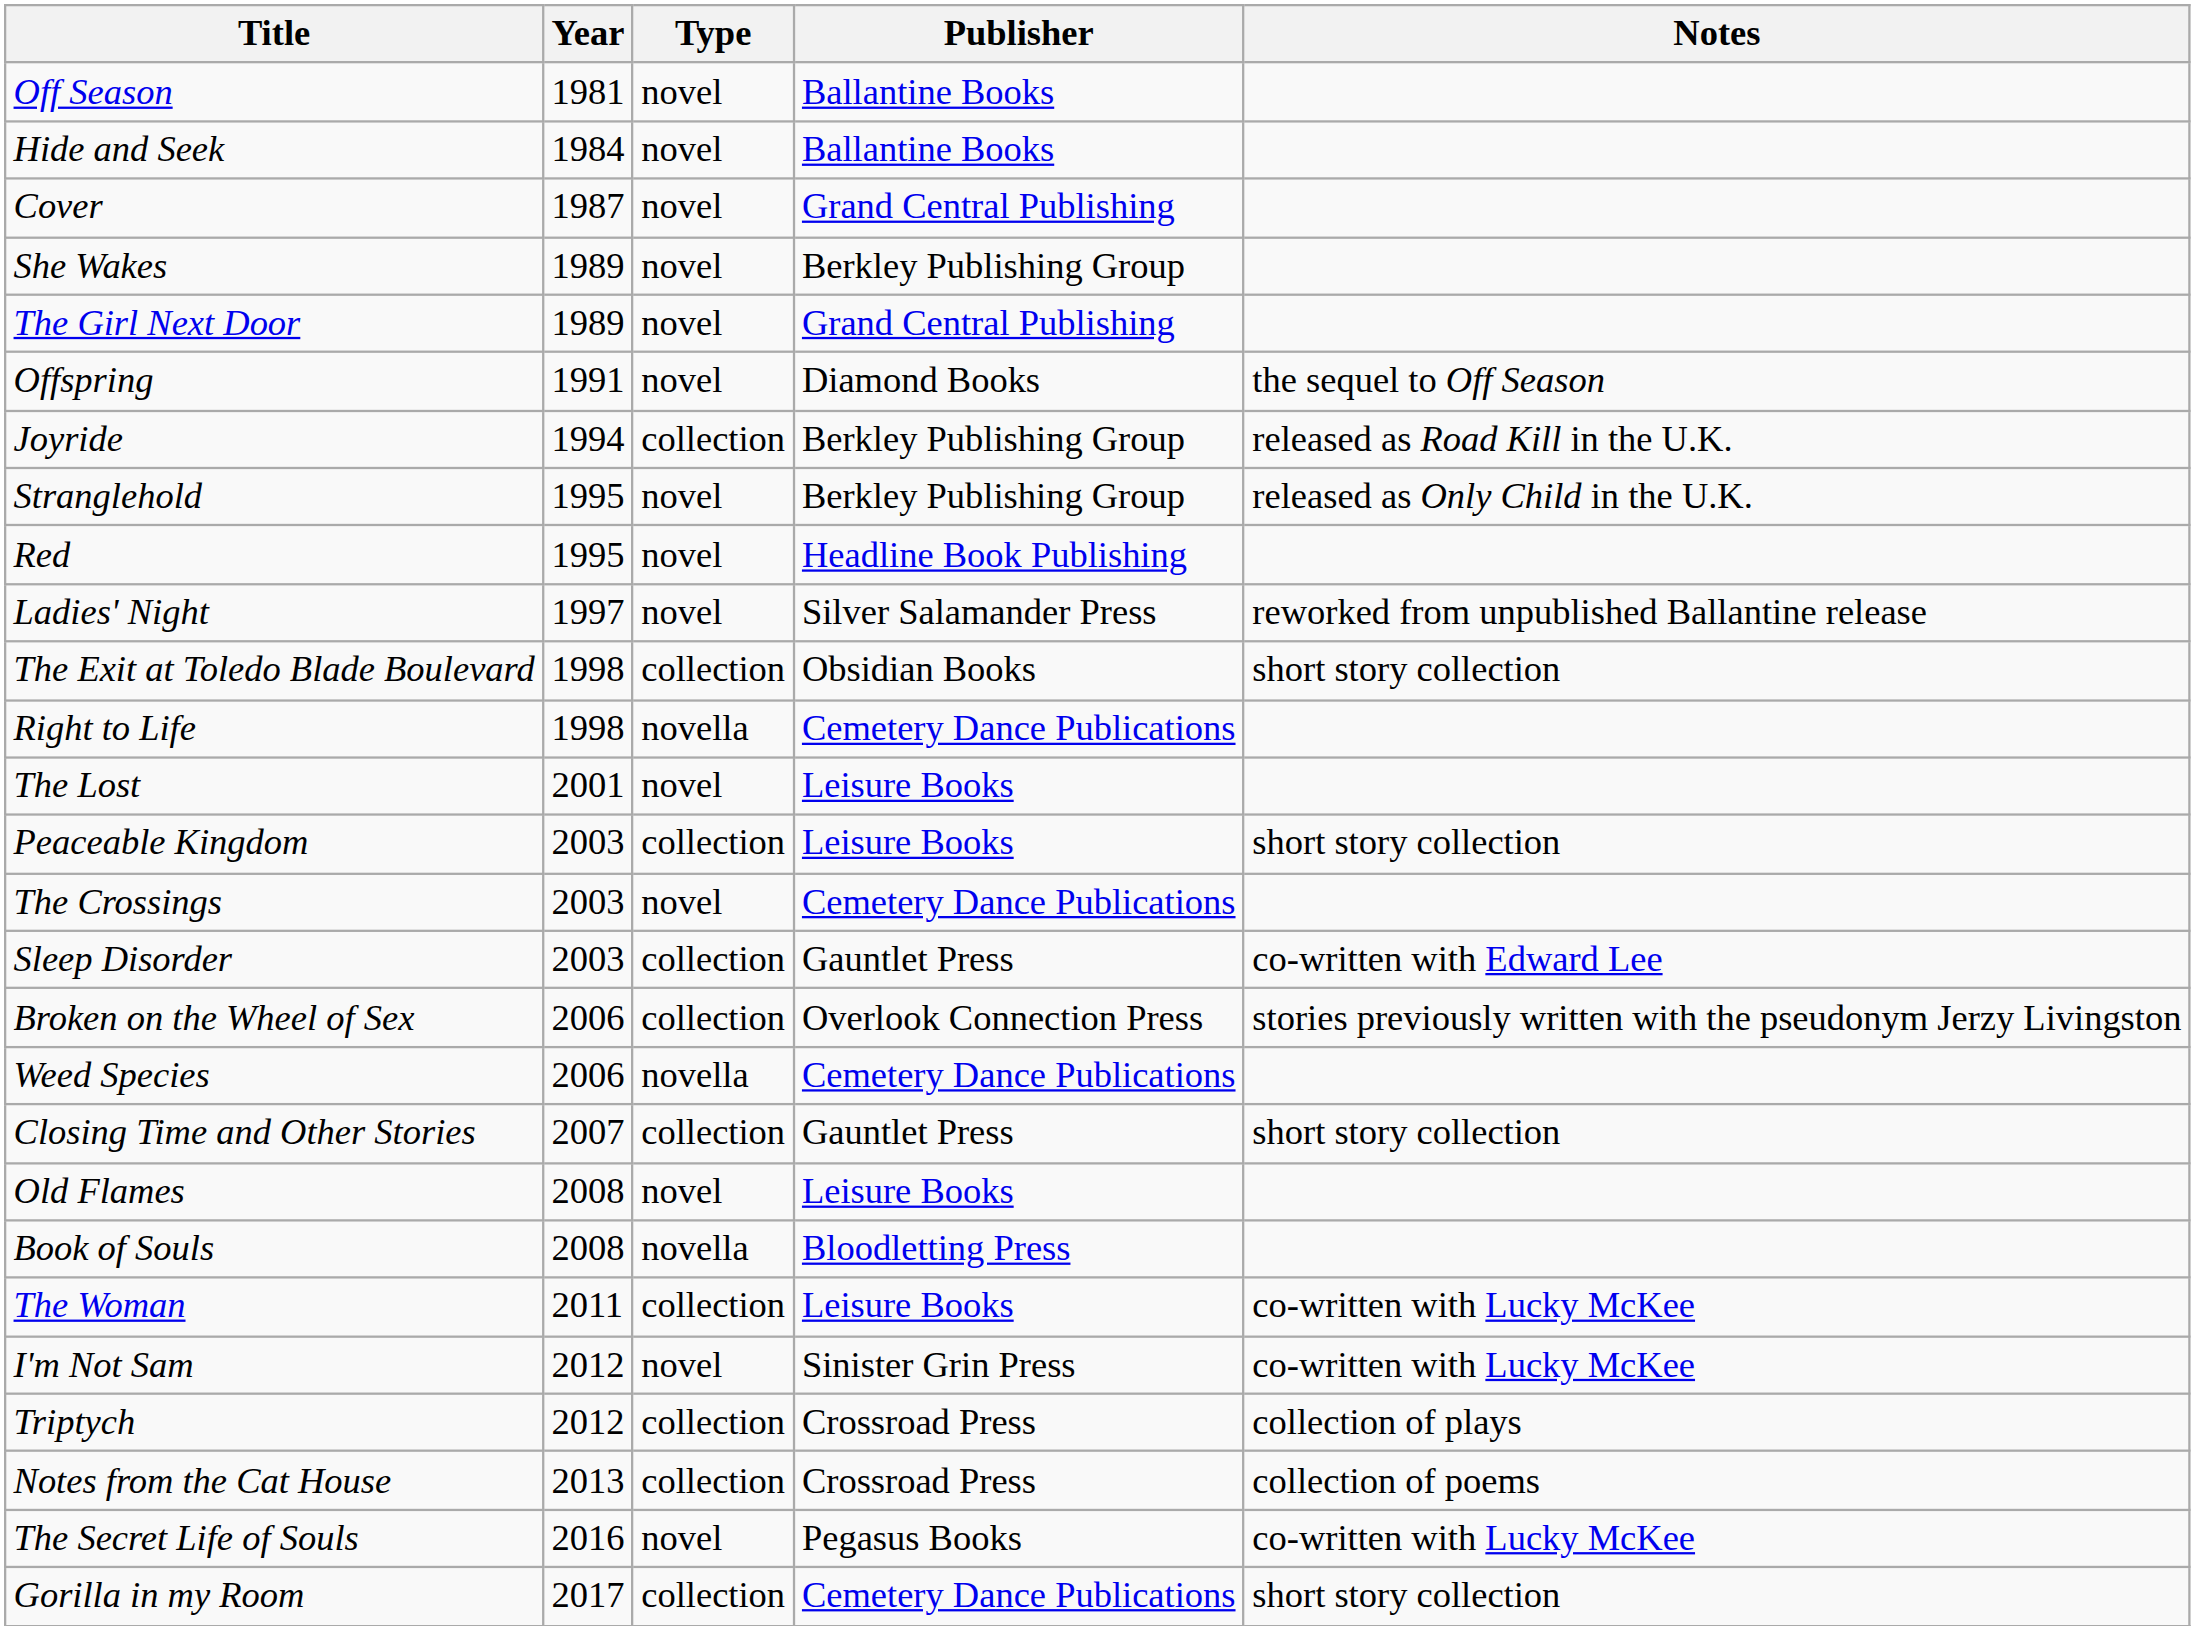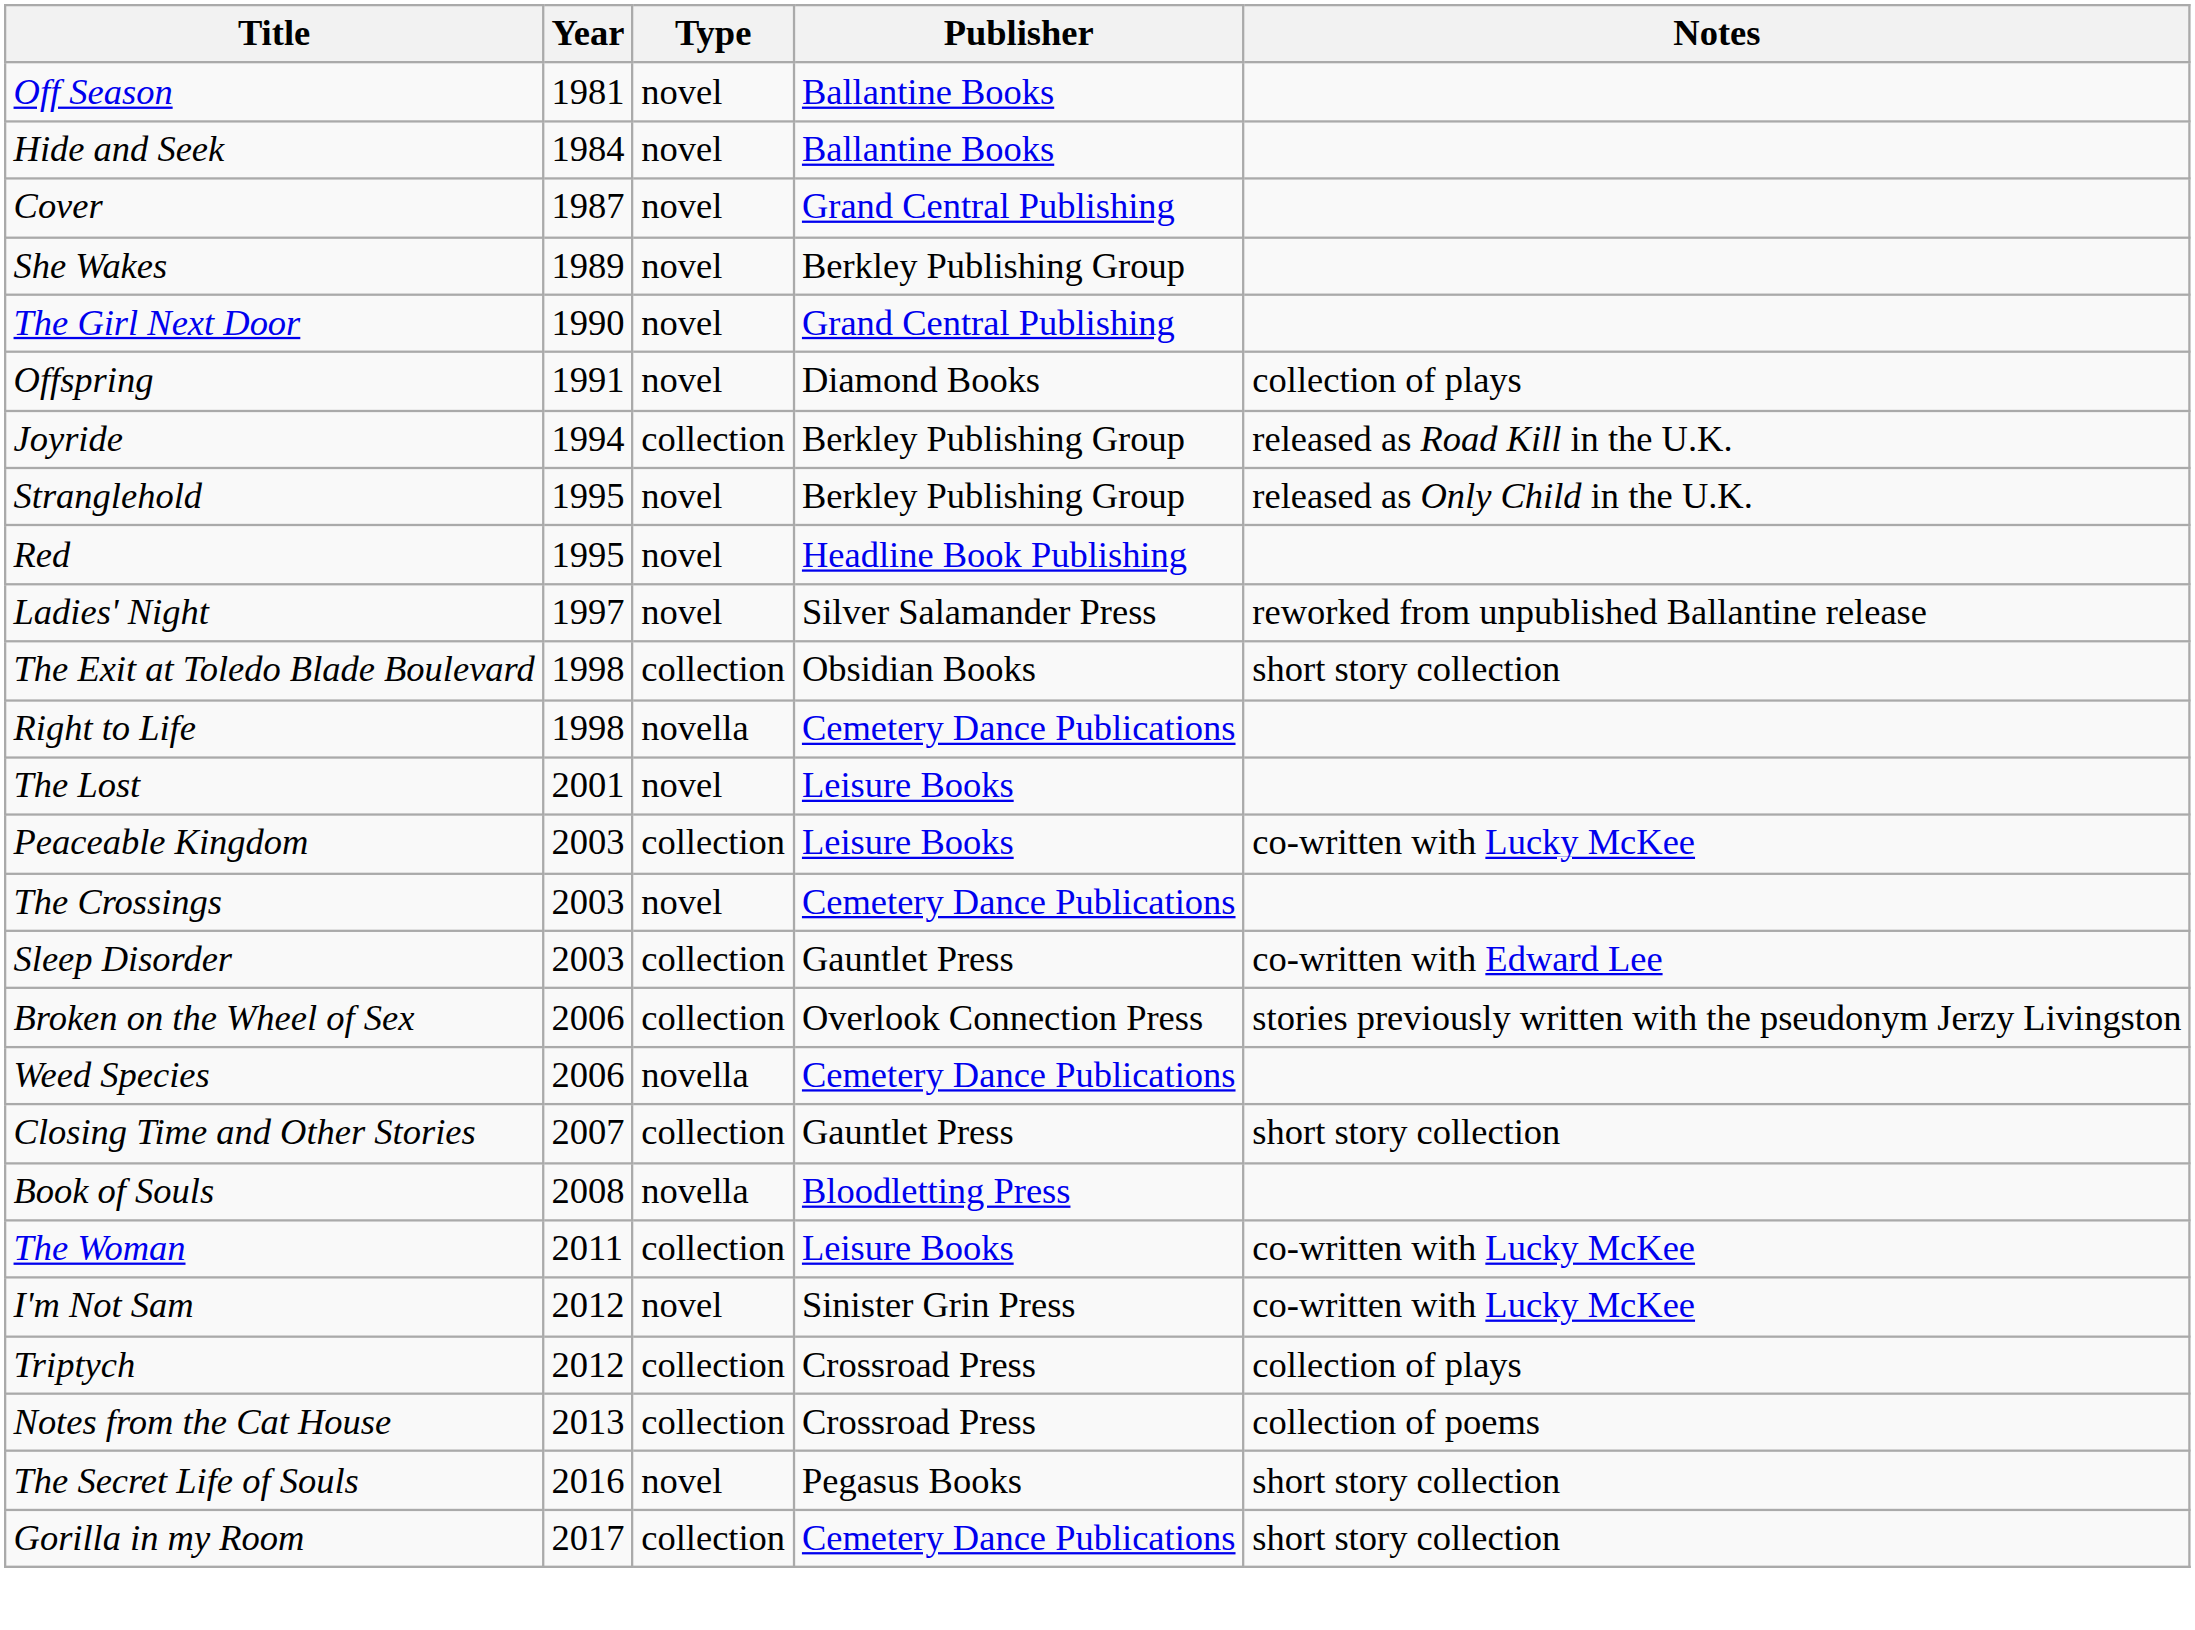(588, 322) 1989 -> (588, 322) 1990
(1429, 380) the sequel to Off Season -> (1387, 380) collection of plays
(1406, 843) short story collection -> (1474, 843) co-written with Lucky McKee
- row: (99, 1190)
(1474, 1537) co-written with Lucky McKee -> (1406, 1479) short story collection
